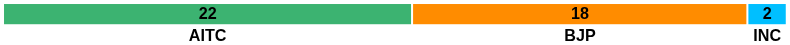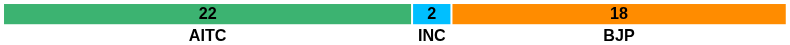columns swapped: (580, 14) <-> (767, 14)
